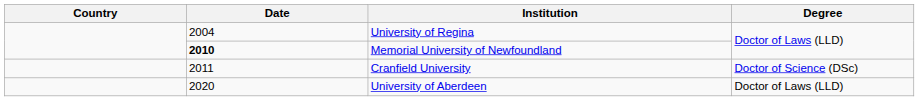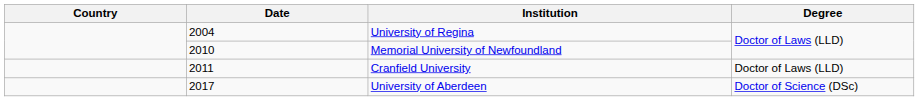(202, 50) bold -> (202, 50) normal
(796, 68) Doctor of Science (DSc) -> (789, 68) Doctor of Laws (LLD)
(202, 86) 2020 -> (202, 86) 2017
(789, 86) Doctor of Laws (LLD) -> (796, 86) Doctor of Science (DSc)
